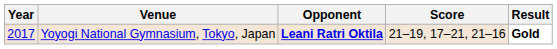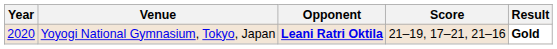(21, 34) 2017 -> (21, 34) 2020
